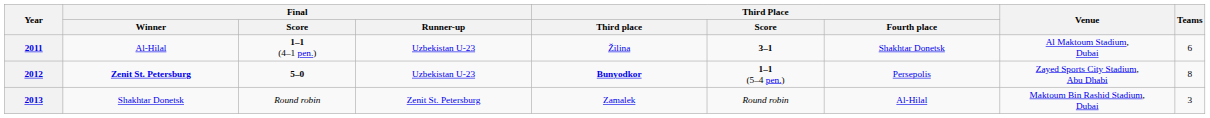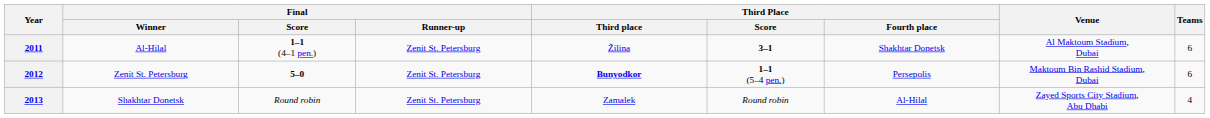(444, 48) Uzbekistan U-23 -> (443, 48) Zenit St. Petersburg
(151, 74) bold -> (151, 74) normal
(444, 74) Uzbekistan U-23 -> (443, 74) Zenit St. Petersburg
(1087, 74) Zayed Sports City Stadium, Abu Dhabi -> (1087, 74) Maktoum Bin Rashid Stadium, Dubai
(1190, 74) 8 -> (1190, 74) 6
(1087, 100) Maktoum Bin Rashid Stadium, Dubai -> (1087, 100) Zayed Sports City Stadium, Abu Dhabi
(1190, 100) 3 -> (1190, 100) 4
